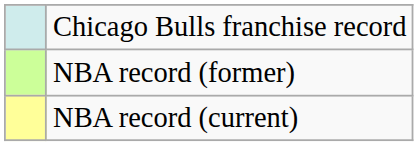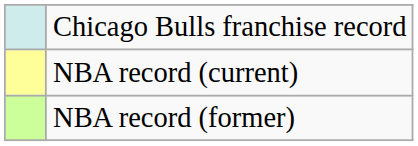rows swapped: (176, 117) <-> (174, 72)
